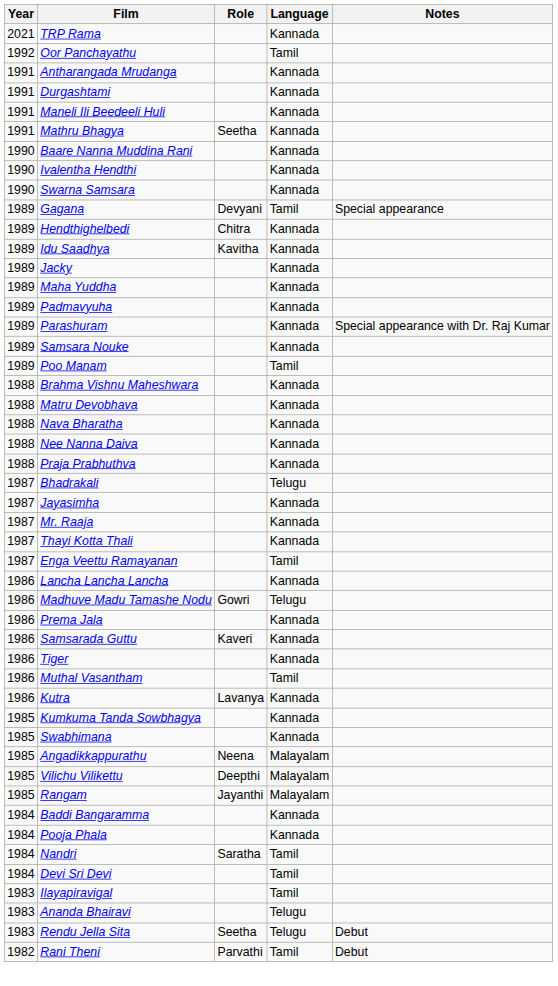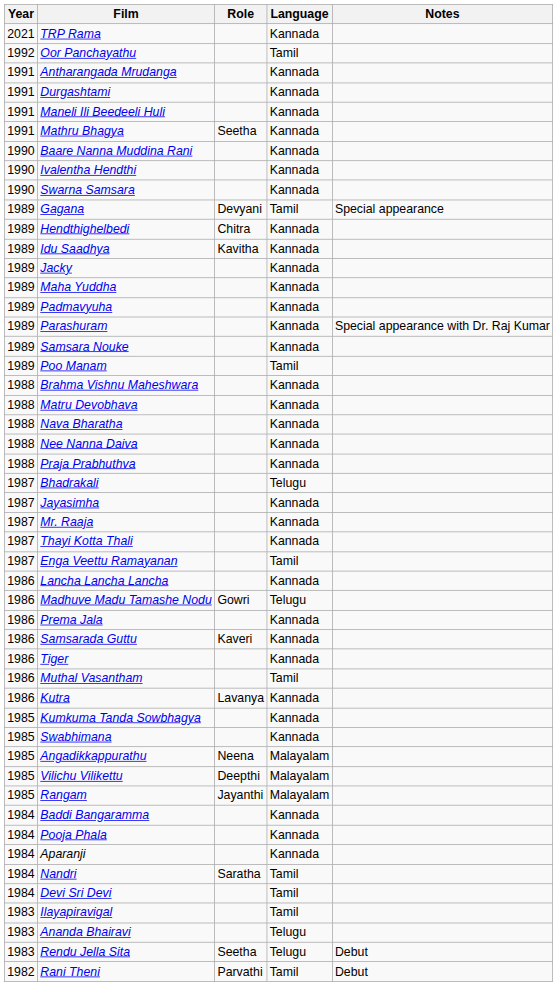+ row: (63, 854)
